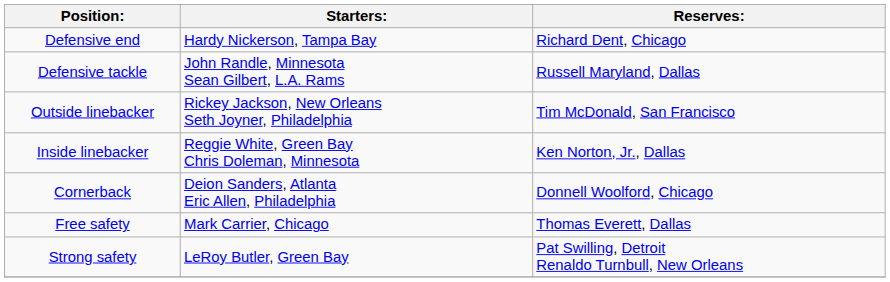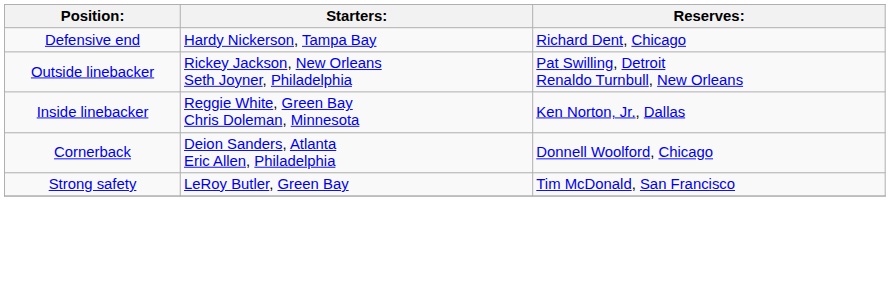- row: (93, 71)
(636, 112) Tim McDonald, San Francisco -> (640, 71) Pat Swilling, Detroit Renaldo Turnbull, New Orleans
- row: (93, 224)
(640, 256) Pat Swilling, Detroit Renaldo Turnbull, New Orleans -> (636, 184) Tim McDonald, San Francisco
